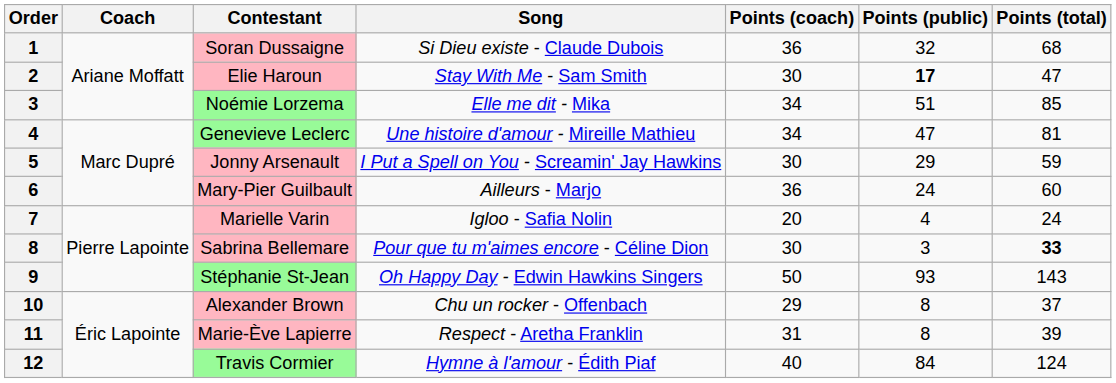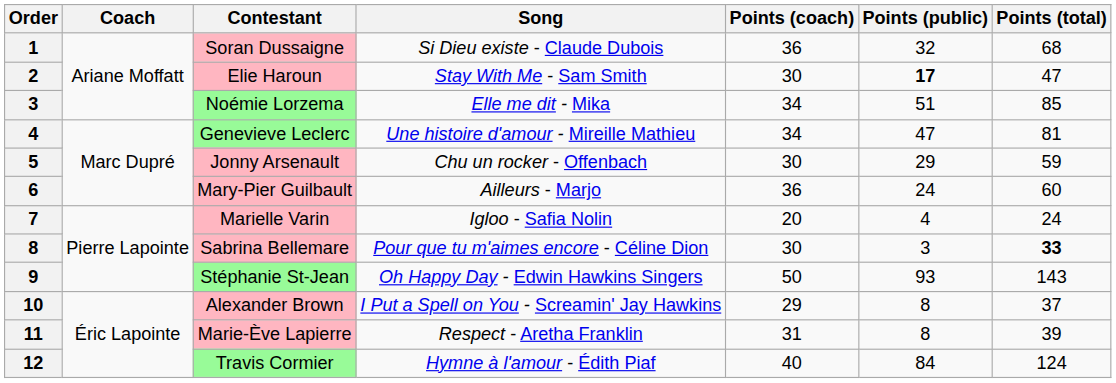(541, 162) I Put a Spell on You - Screamin' Jay Hawkins -> (541, 162) Chu un rocker - Offenbach
(541, 305) Chu un rocker - Offenbach -> (541, 305) I Put a Spell on You - Screamin' Jay Hawkins
